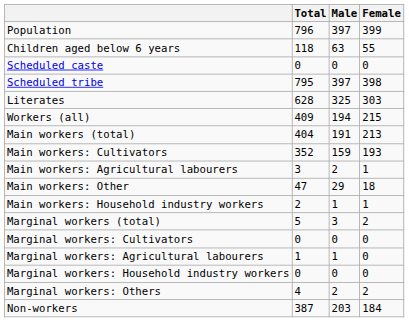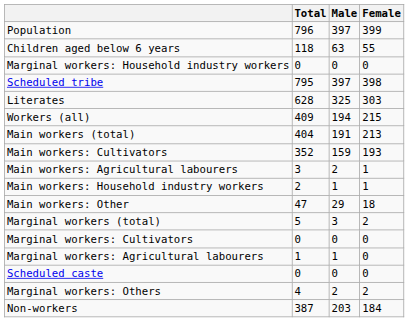rows swapped: (55, 65) <-> (148, 274)
rows swapped: (135, 204) <-> (68, 187)
